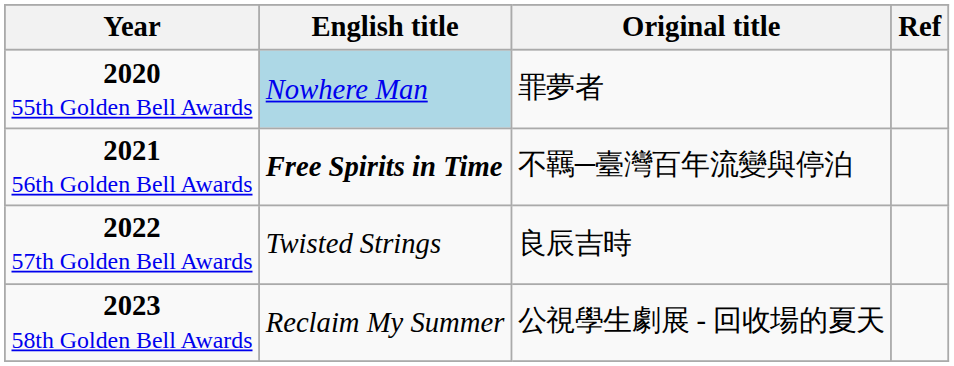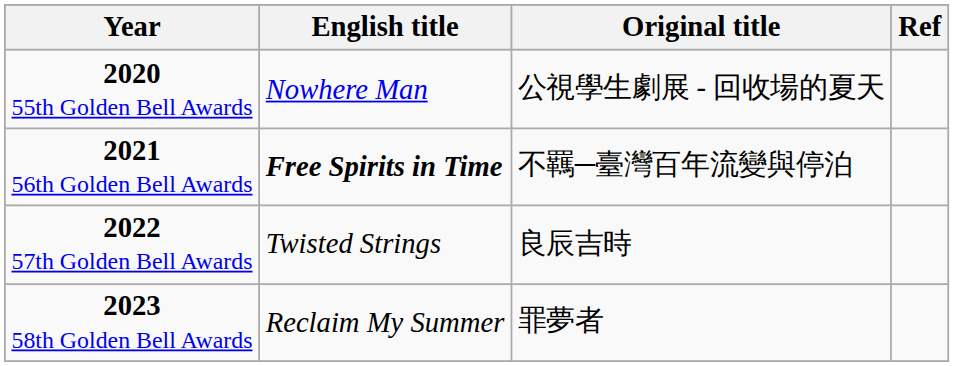(347, 88) lightblue background -> (347, 88) no background
(560, 87) 罪夢者 -> (701, 87) 公視學生劇展 - 回收場的夏天
(701, 320) 公視學生劇展 - 回收場的夏天 -> (560, 320) 罪夢者
